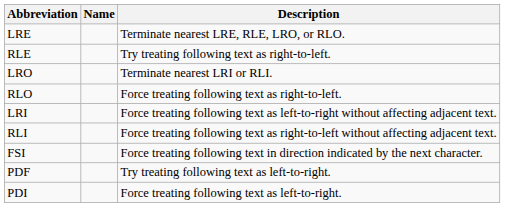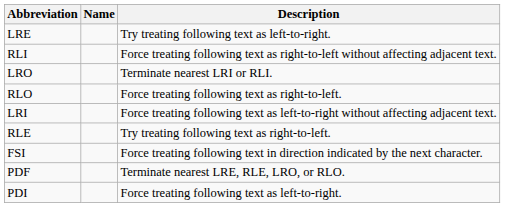(233, 34) Terminate nearest LRE, RLE, LRO, or RLO. -> (226, 34) Try treating following text as left-to-right.
rows swapped: (19, 53) <-> (17, 133)
(226, 172) Try treating following text as left-to-right. -> (233, 172) Terminate nearest LRE, RLE, LRO, or RLO.
